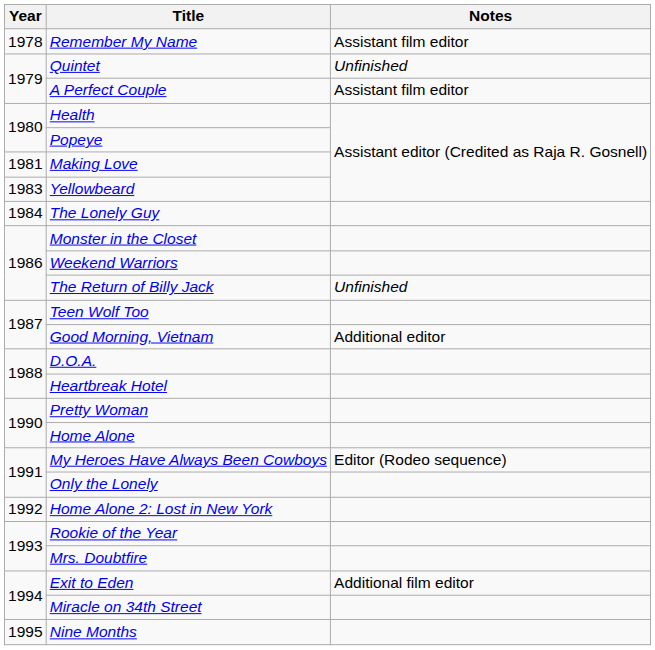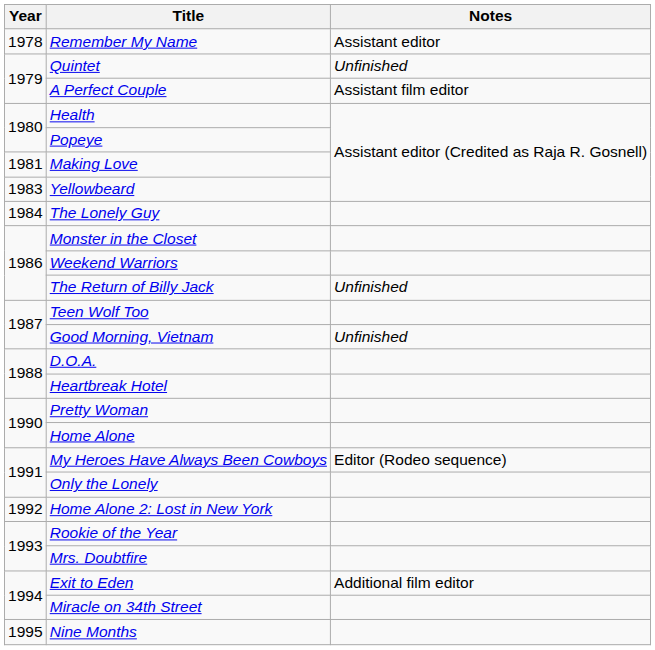(401, 41) Assistant film editor -> (387, 41) Assistant editor
(390, 336) Additional editor -> (371, 336) Unfinished
